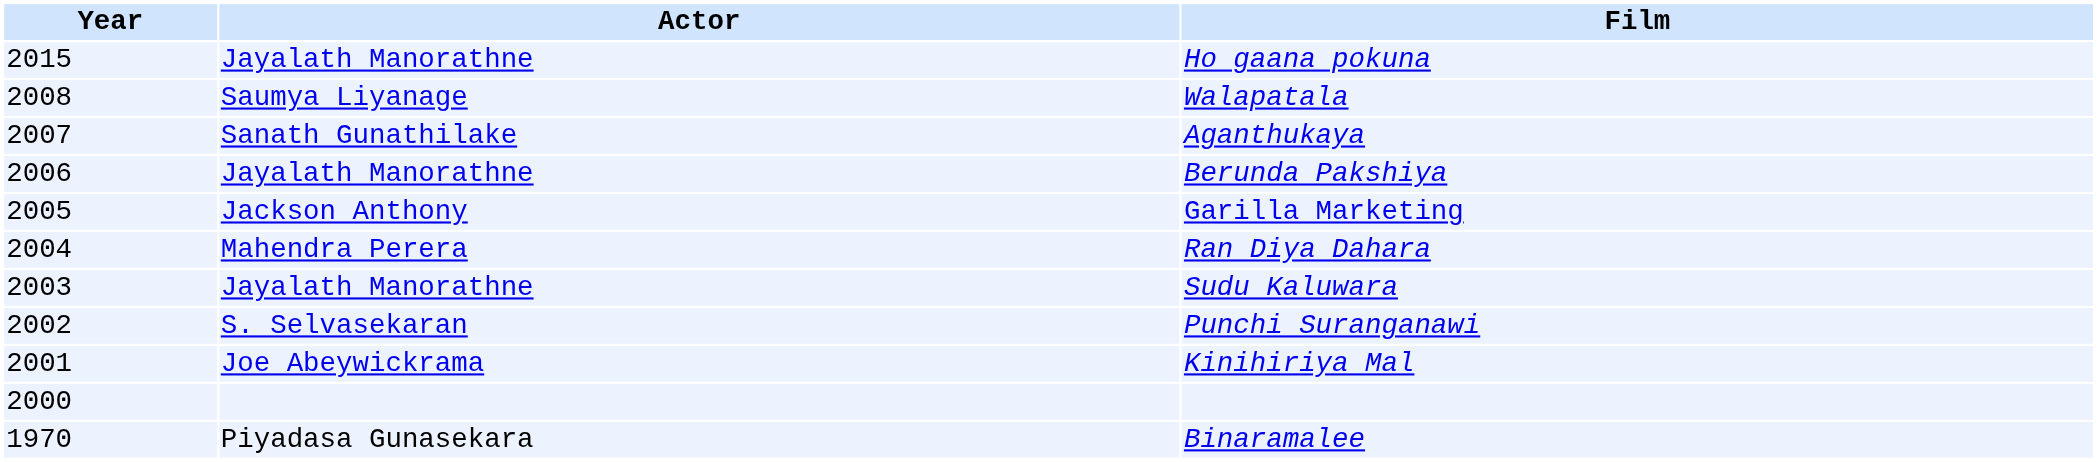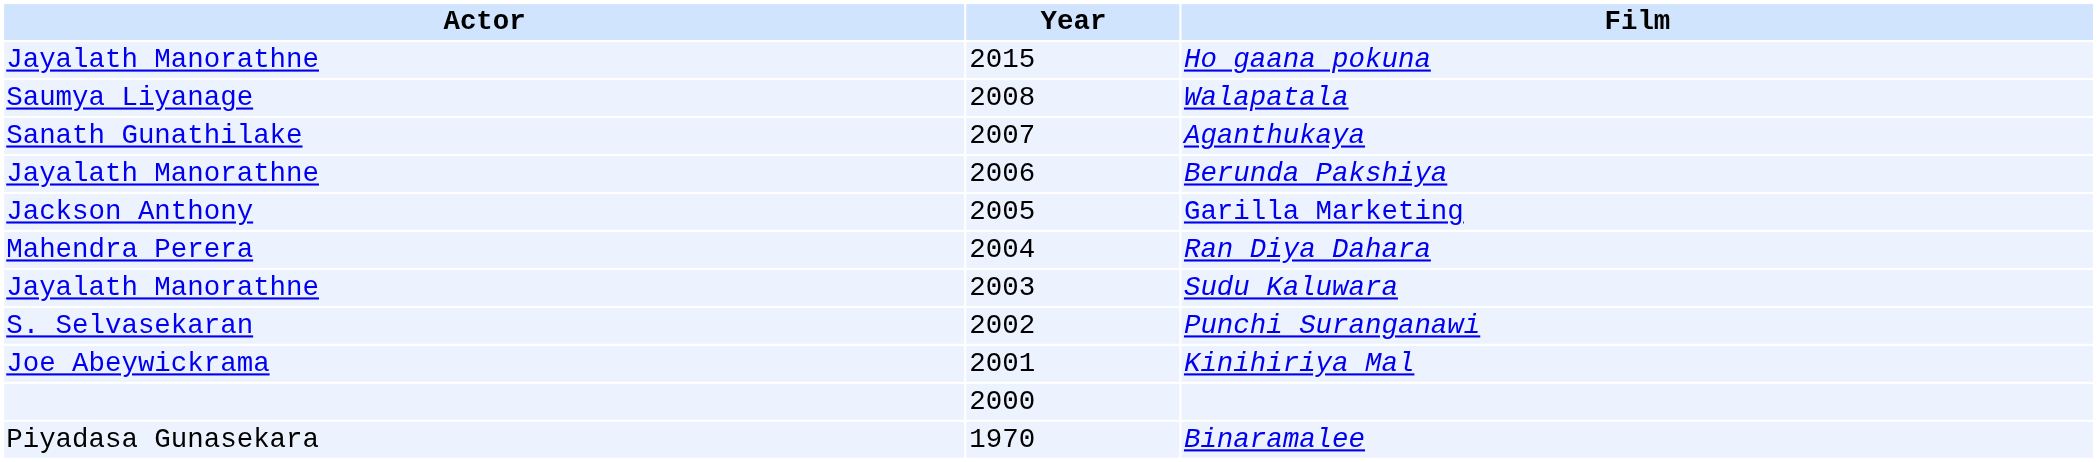columns swapped: (110, 22) <-> (699, 22)
